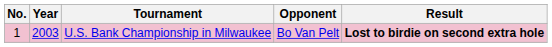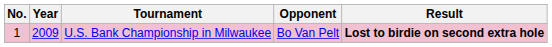(45, 33) 2003 -> (45, 33) 2009
